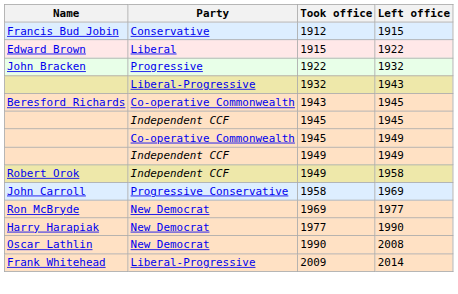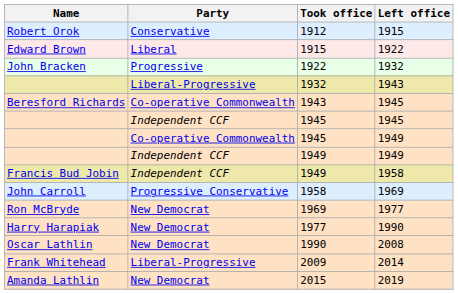(63, 31) Francis Bud Jobin -> (43, 31) Robert Orok
(43, 173) Robert Orok -> (63, 173) Francis Bud Jobin
+ row: (313, 280)
